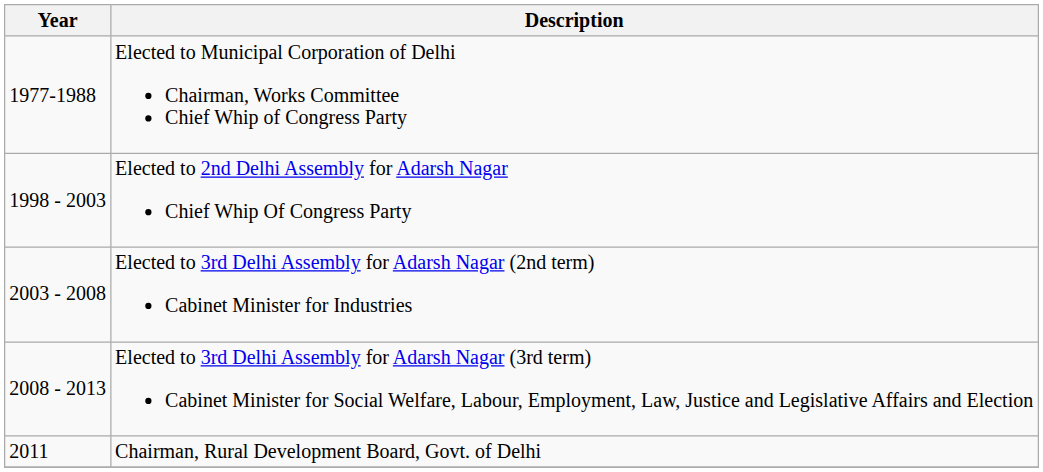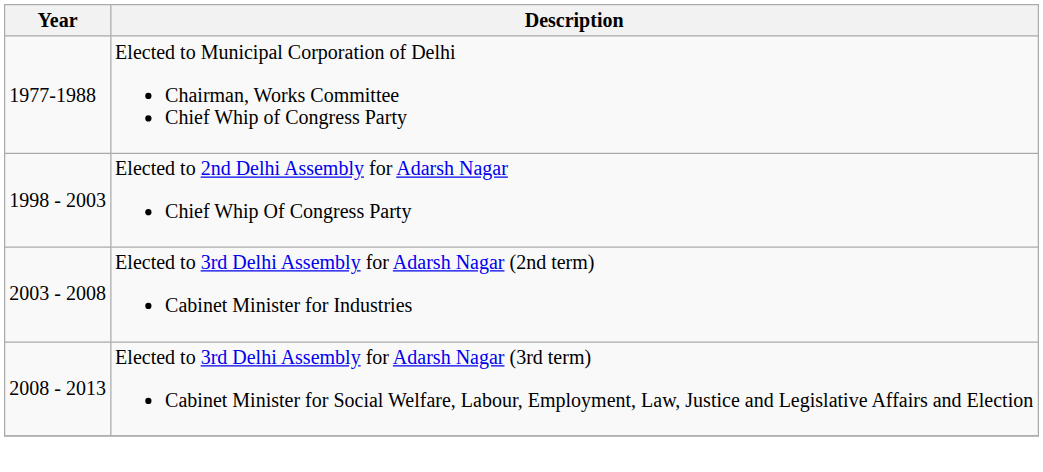- row: (328, 451)
